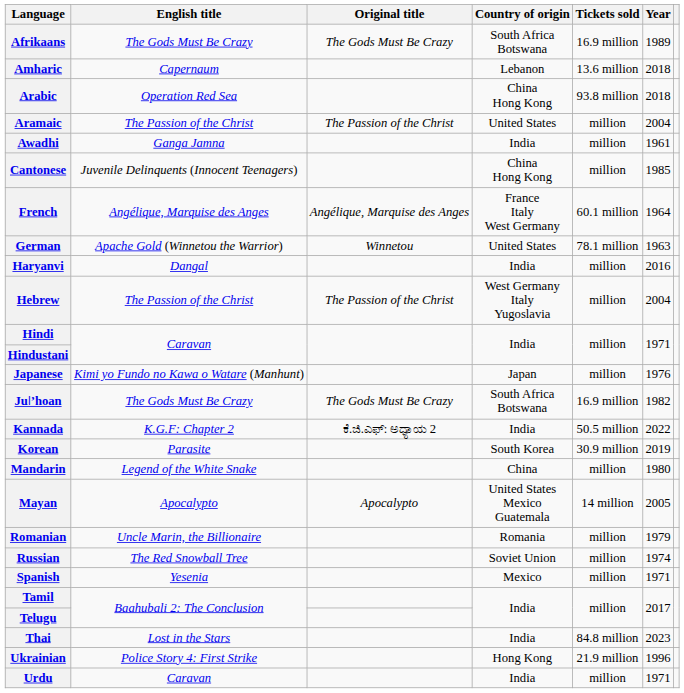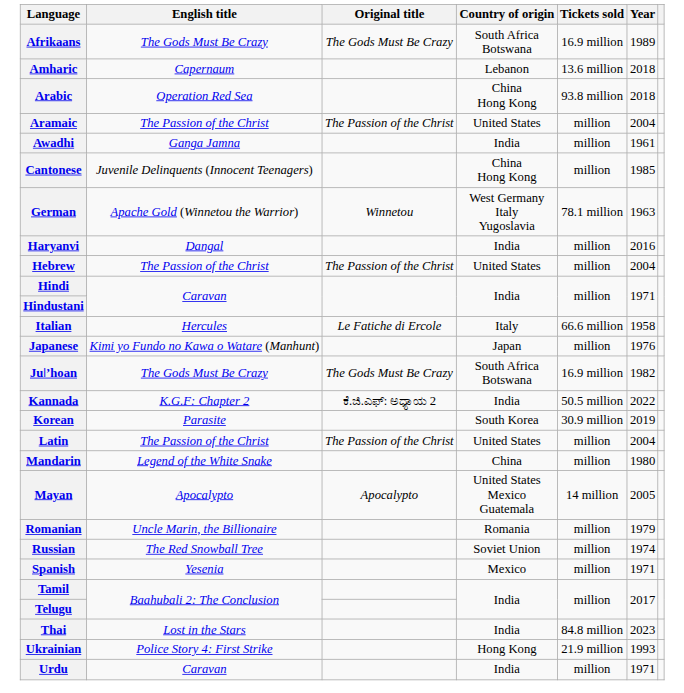- row: (38, 211)
(522, 245) United States -> (507, 211) West Germany Italy Yugoslavia
(522, 300) West Germany Italy Yugoslavia -> (507, 266) United States
+ row: (53, 326)
+ row: (53, 440)
(658, 657) 1996 -> (643, 649) 1993
